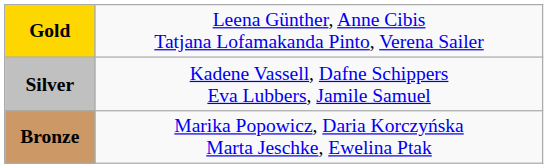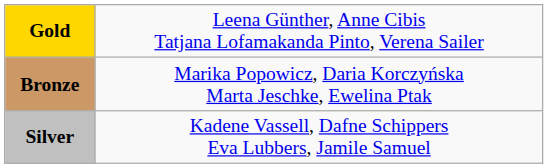rows swapped: (50, 83) <-> (50, 136)
